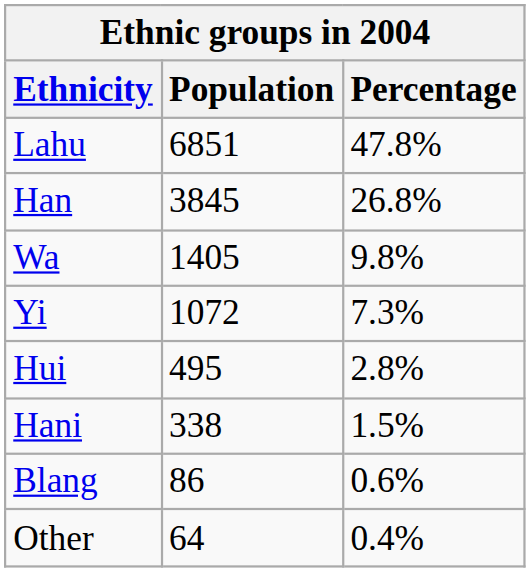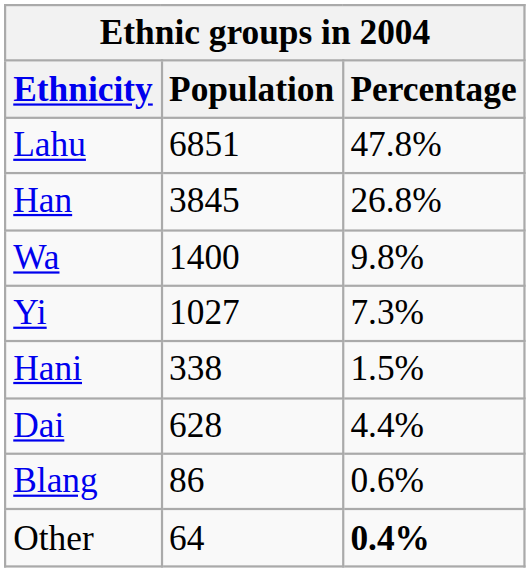(204, 256) 1405 -> (204, 256) 1400
(204, 312) 1072 -> (204, 312) 1027
- row: (40, 369)
+ row: (39, 425)
(387, 537) normal -> (390, 537) bold
